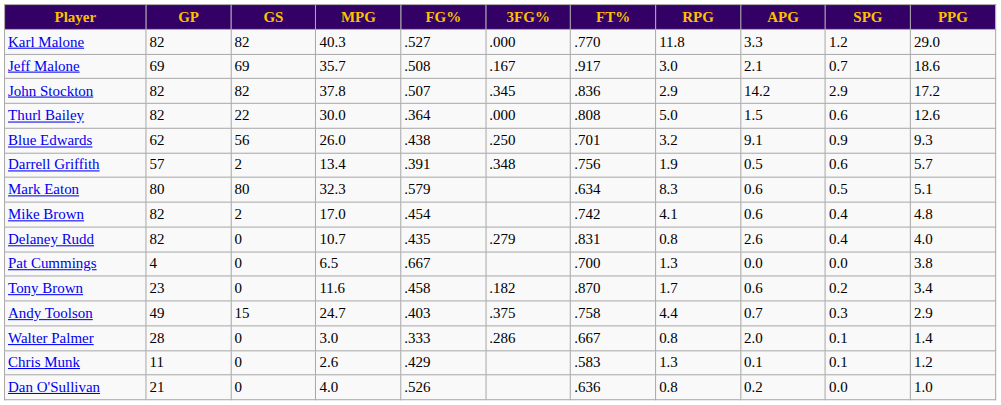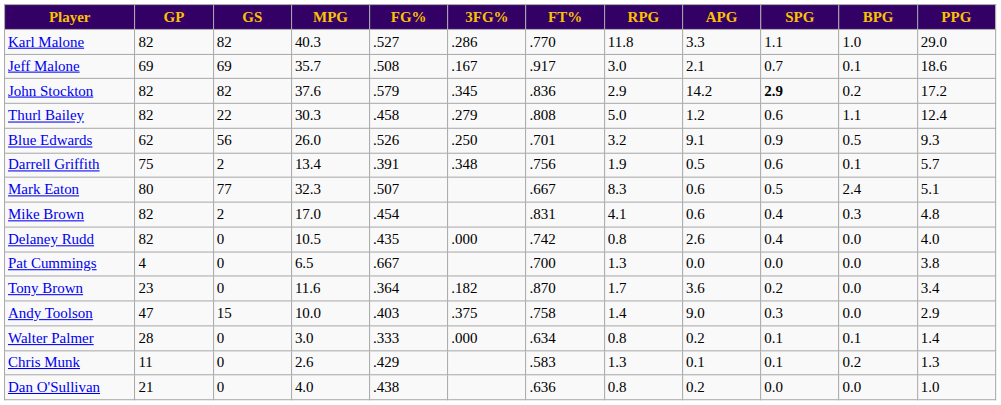+ column: (878, 17)
(502, 41) .000 -> (464, 41) .286
(838, 41) 1.2 -> (774, 41) 1.1
(333, 91) 37.8 -> (308, 91) 37.6
(417, 91) .507 -> (386, 91) .579
(838, 91) normal -> (774, 91) bold
(333, 116) 30.0 -> (308, 116) 30.3
(417, 116) .364 -> (386, 116) .458
(502, 116) .000 -> (464, 116) .279
(753, 116) 1.5 -> (695, 116) 1.2
(927, 116) 12.6 -> (934, 116) 12.4
(417, 140) .438 -> (386, 140) .526
(157, 165) 57 -> (146, 165) 75
(242, 190) 80 -> (224, 190) 77
(417, 190) .579 -> (386, 190) .507
(587, 190) .634 -> (543, 190) .667
(587, 214) .742 -> (543, 214) .831
(333, 239) 10.7 -> (308, 239) 10.5
(502, 239) .279 -> (464, 239) .000
(587, 239) .831 -> (543, 239) .742
(417, 288) .458 -> (386, 288) .364
(753, 288) 0.6 -> (695, 288) 3.6
(157, 313) 49 -> (146, 313) 47
(333, 313) 24.7 -> (308, 313) 10.0
(668, 313) 4.4 -> (617, 313) 1.4
(753, 313) 0.7 -> (695, 313) 9.0
(502, 338) .286 -> (464, 338) .000
(587, 338) .667 -> (543, 338) .634
(753, 338) 2.0 -> (695, 338) 0.2
(923, 363) 1.2 -> (930, 363) 1.3
(417, 387) .526 -> (386, 387) .438
